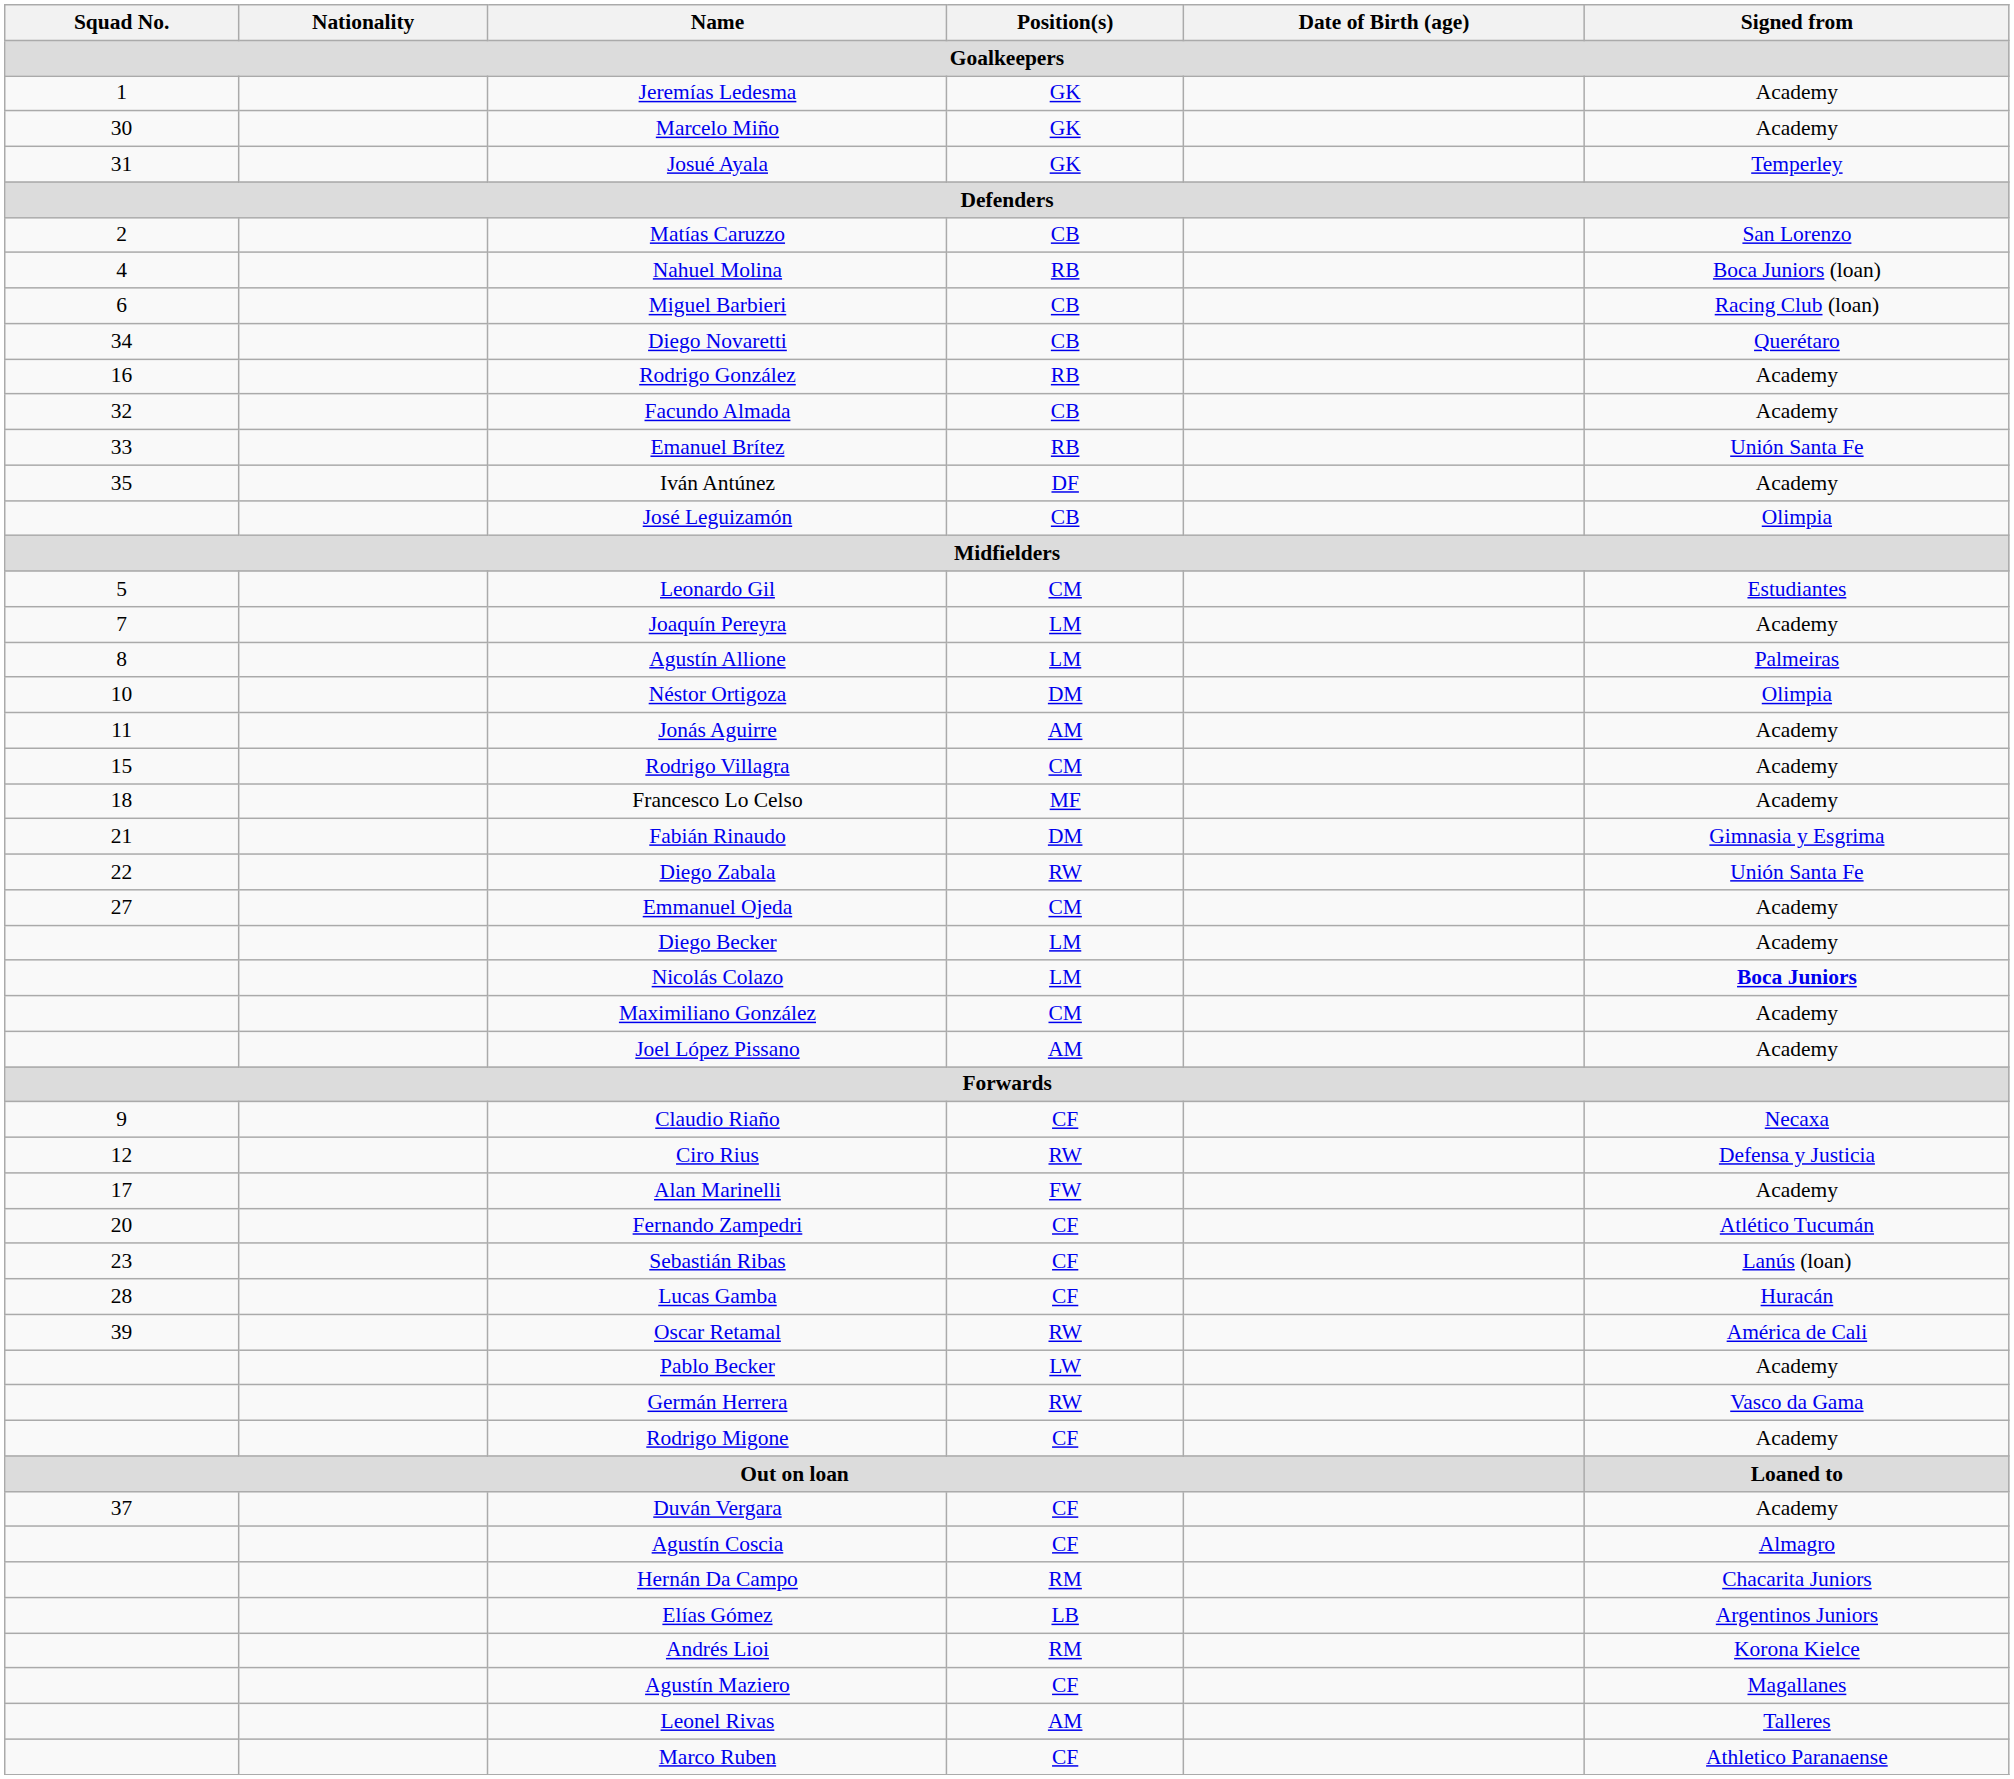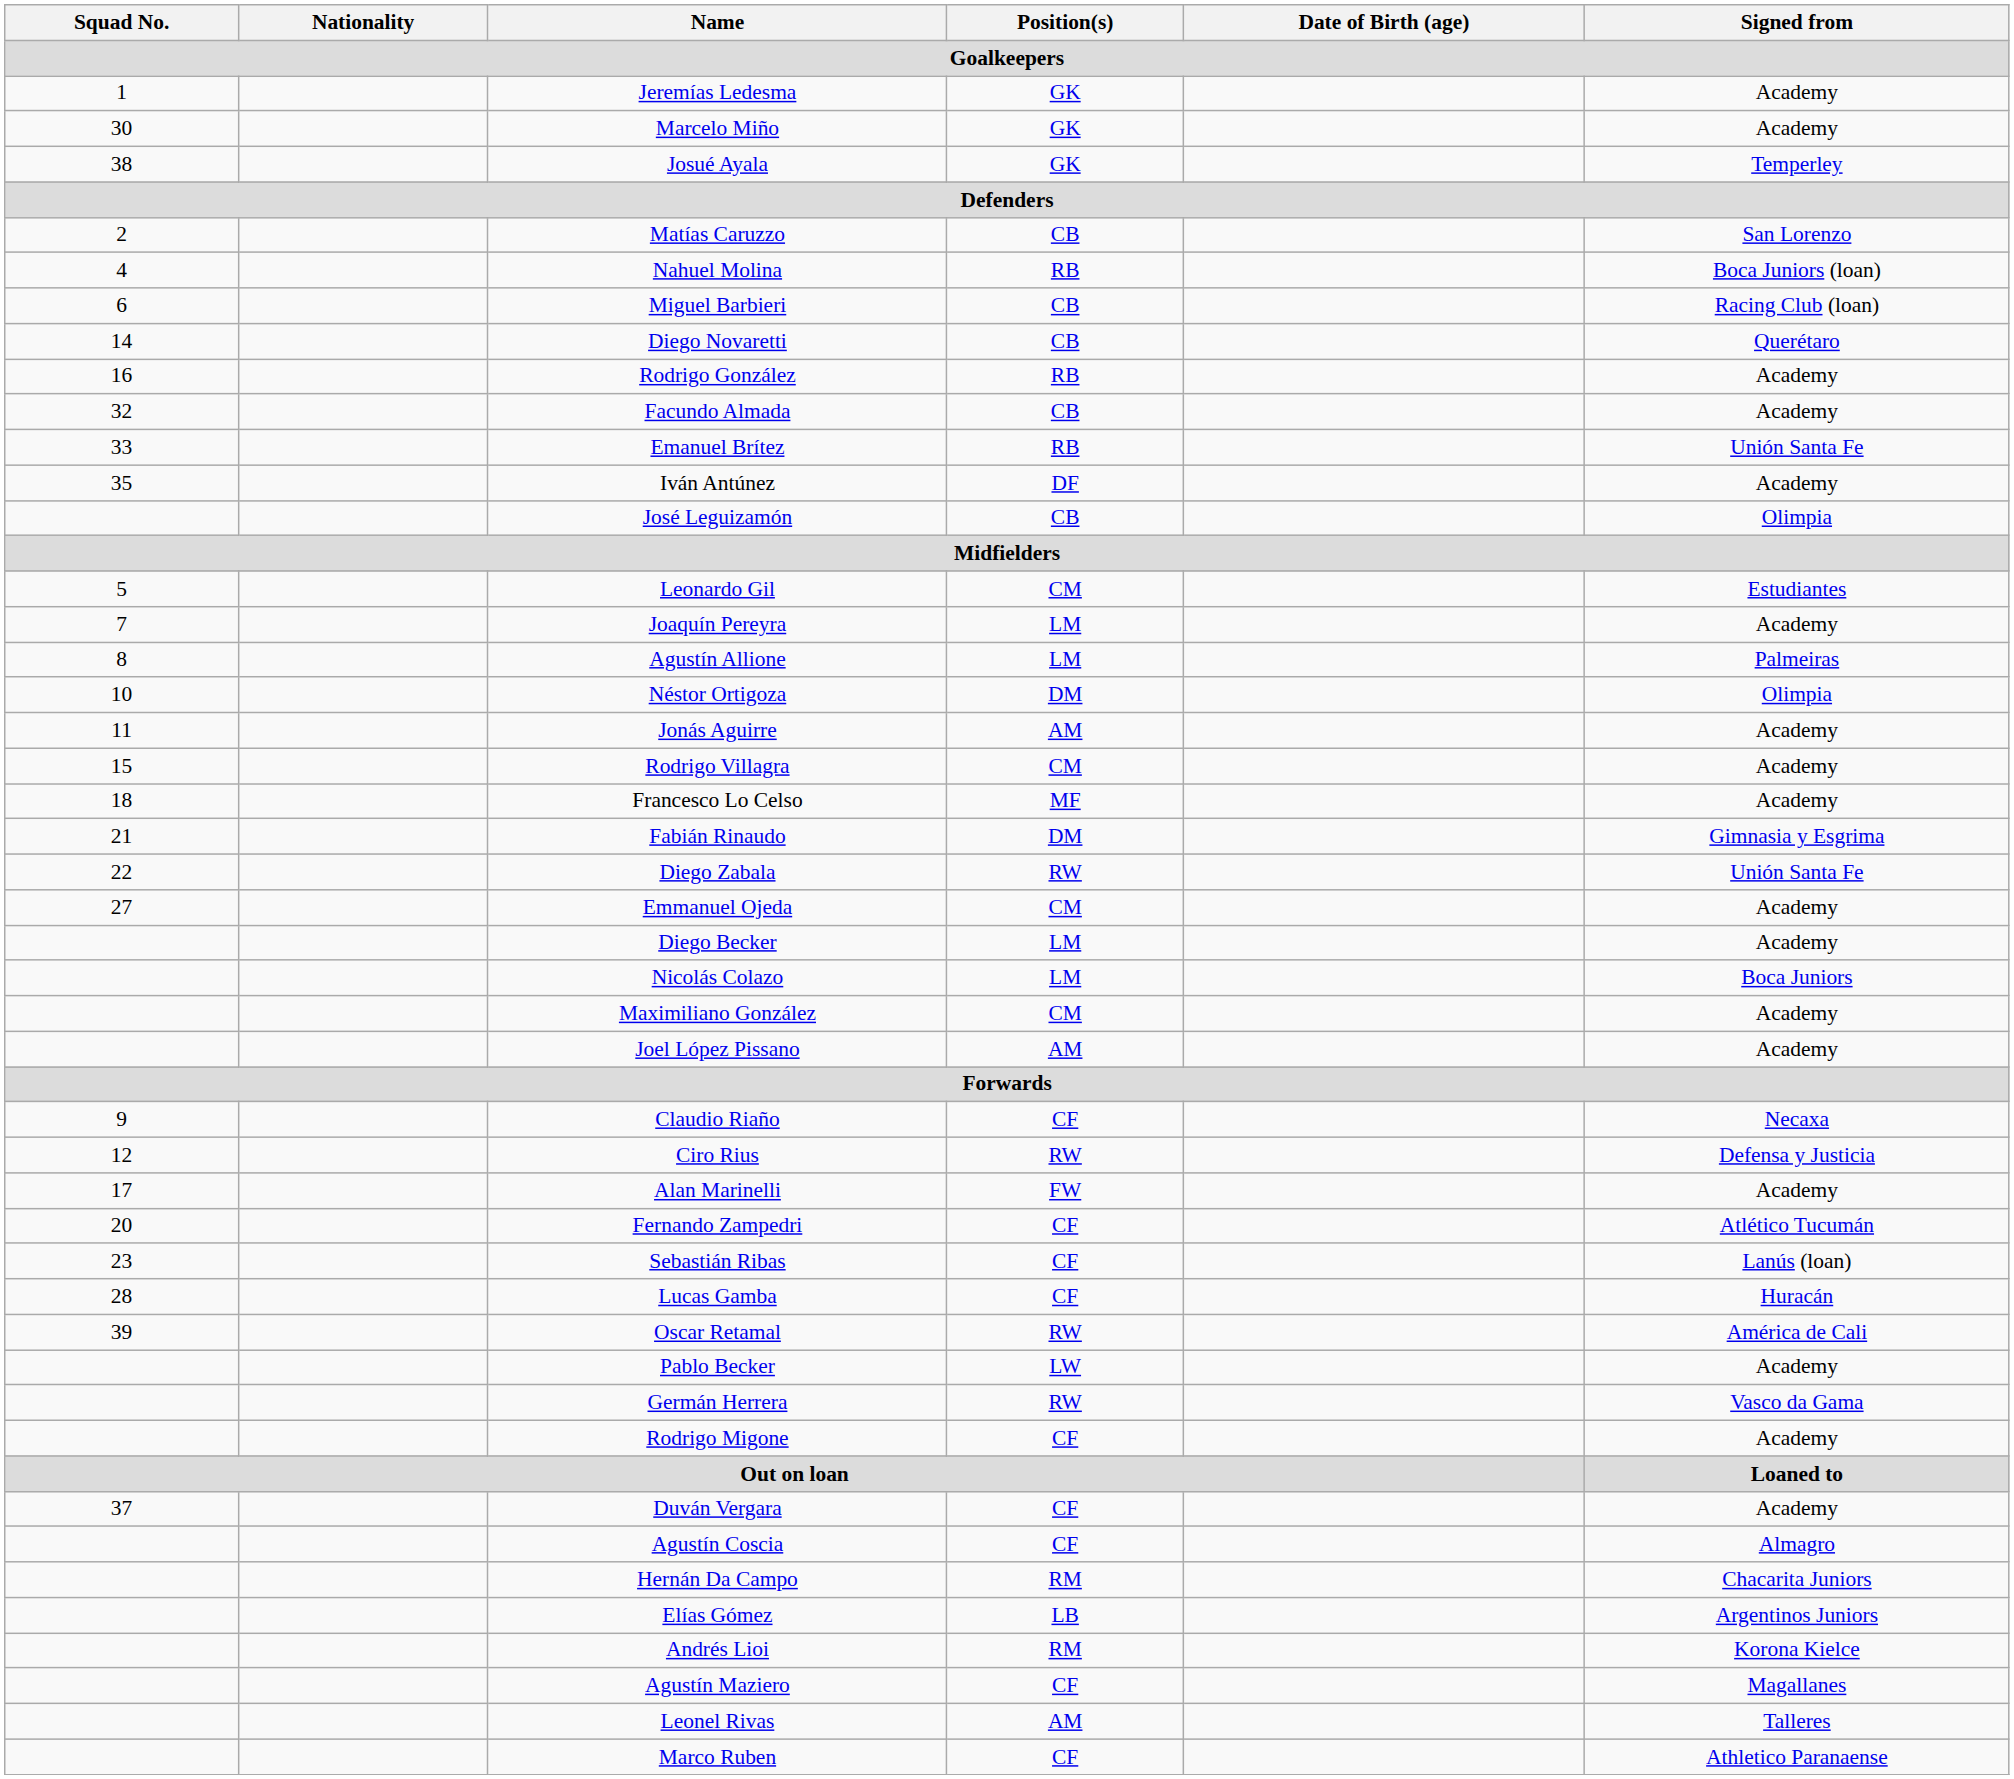(122, 164) 31 -> (122, 164) 38
(122, 341) 34 -> (122, 341) 14
(1797, 978) bold -> (1797, 978) normal
